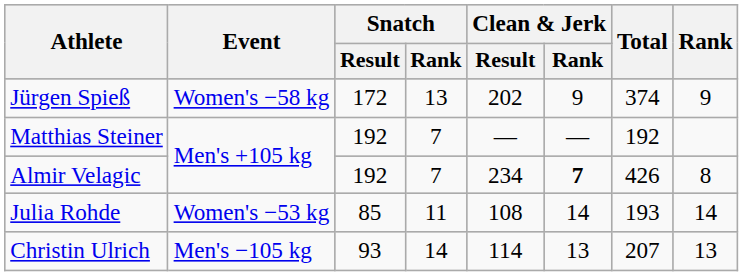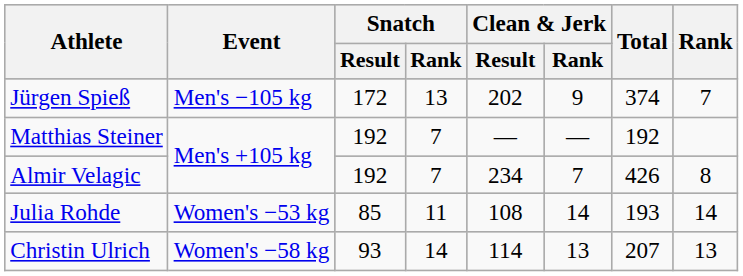(251, 98) Women's −58 kg -> (243, 98) Men's −105 kg
(706, 98) 9 -> (706, 98) 7
(578, 174) bold -> (578, 174) normal
(243, 251) Men's −105 kg -> (251, 251) Women's −58 kg
